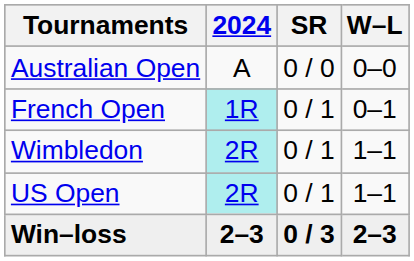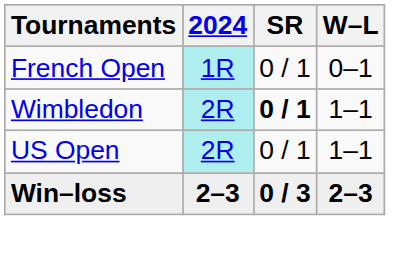- row: (106, 67)
(309, 151) normal -> (285, 109) bold
